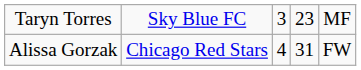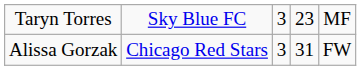(281, 49) 4 -> (281, 49) 3
